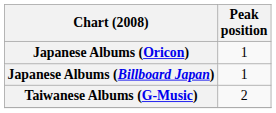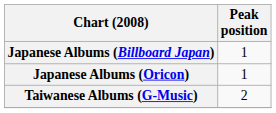rows swapped: (111, 74) <-> (111, 52)
